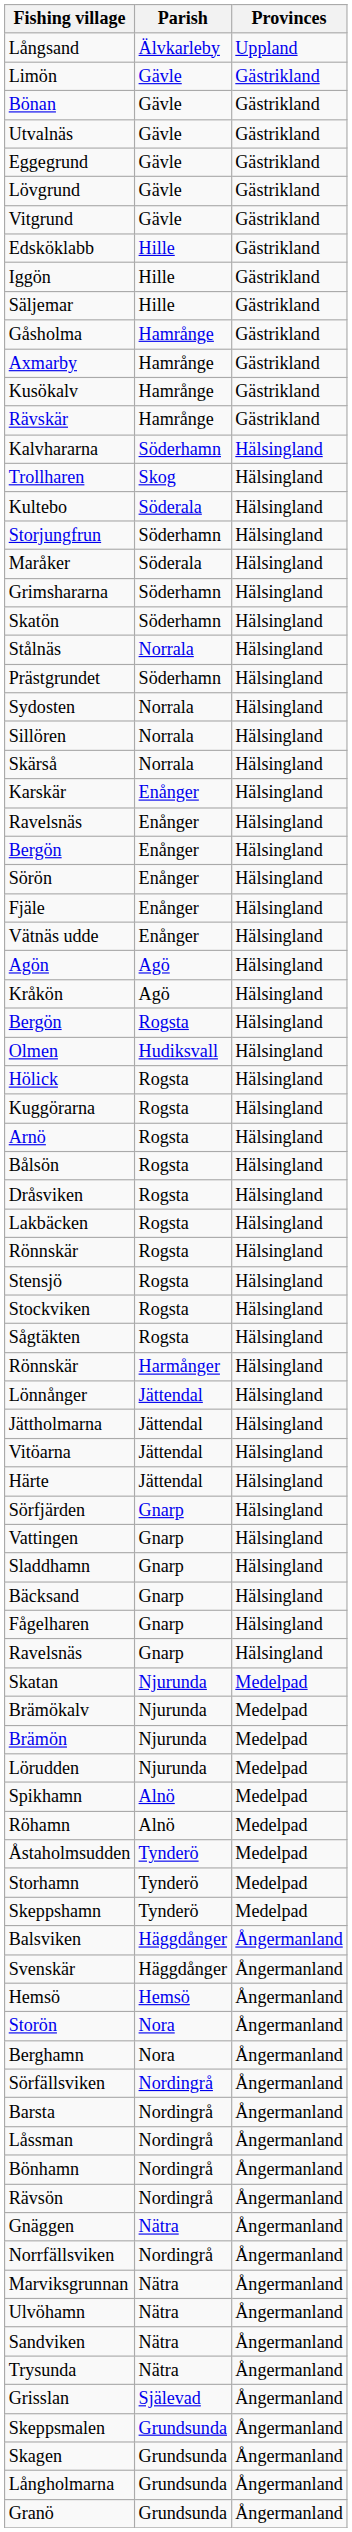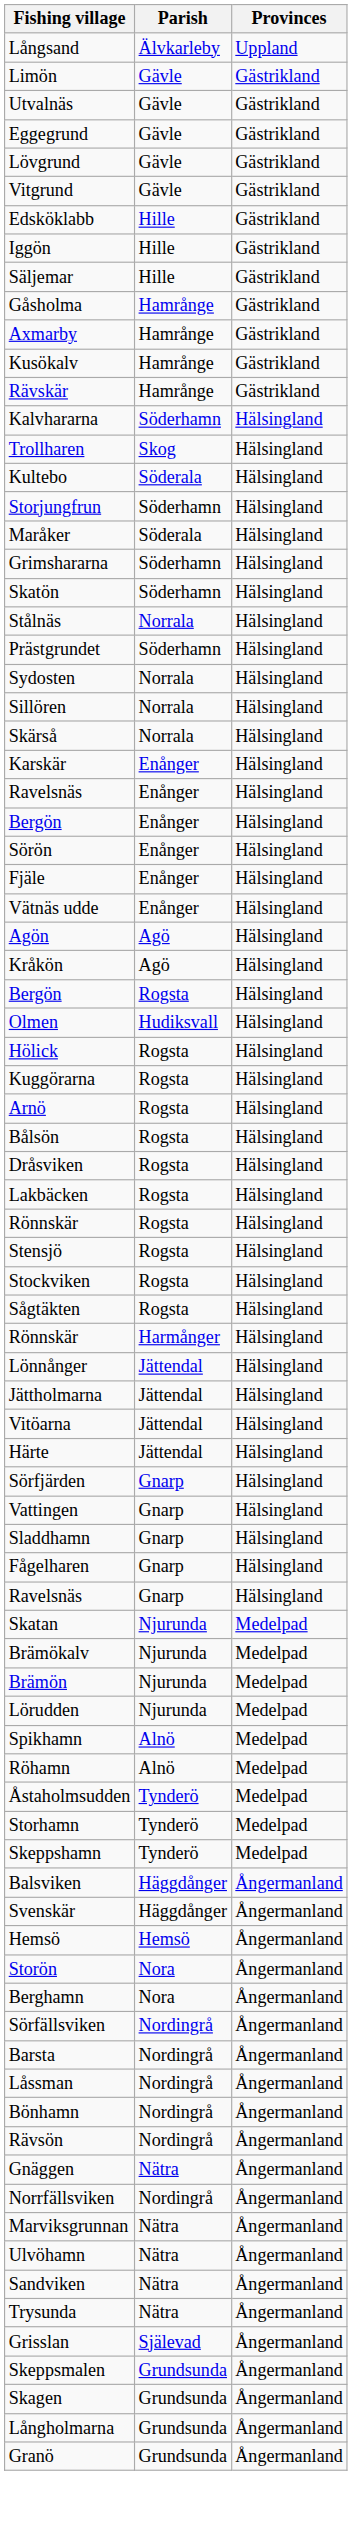- row: (32, 104)
- row: (44, 1595)
